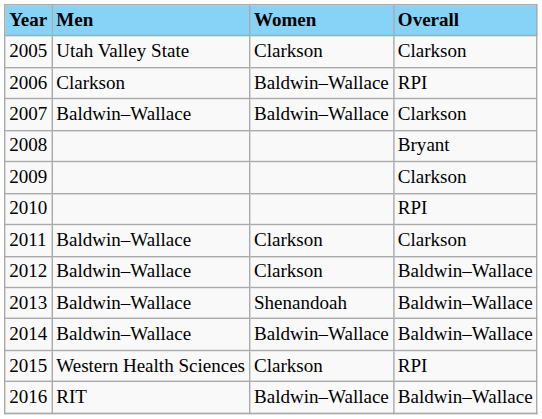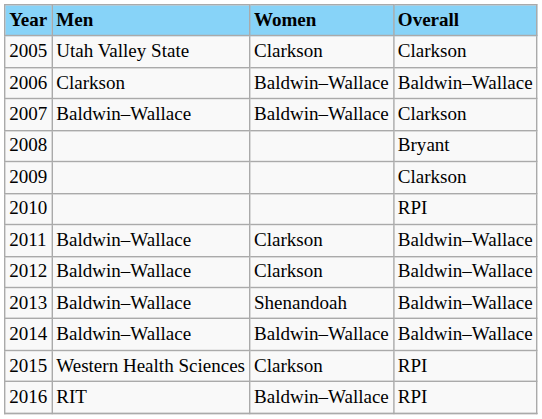(413, 82) RPI -> (465, 82) Baldwin–Wallace
(432, 239) Clarkson -> (465, 239) Baldwin–Wallace
(465, 396) Baldwin–Wallace -> (413, 396) RPI
